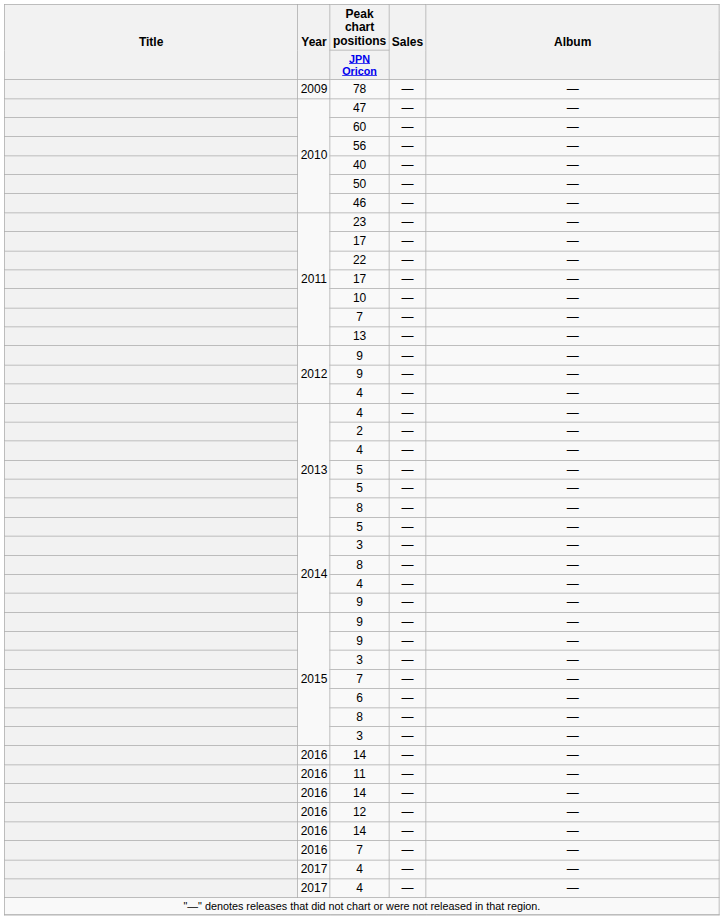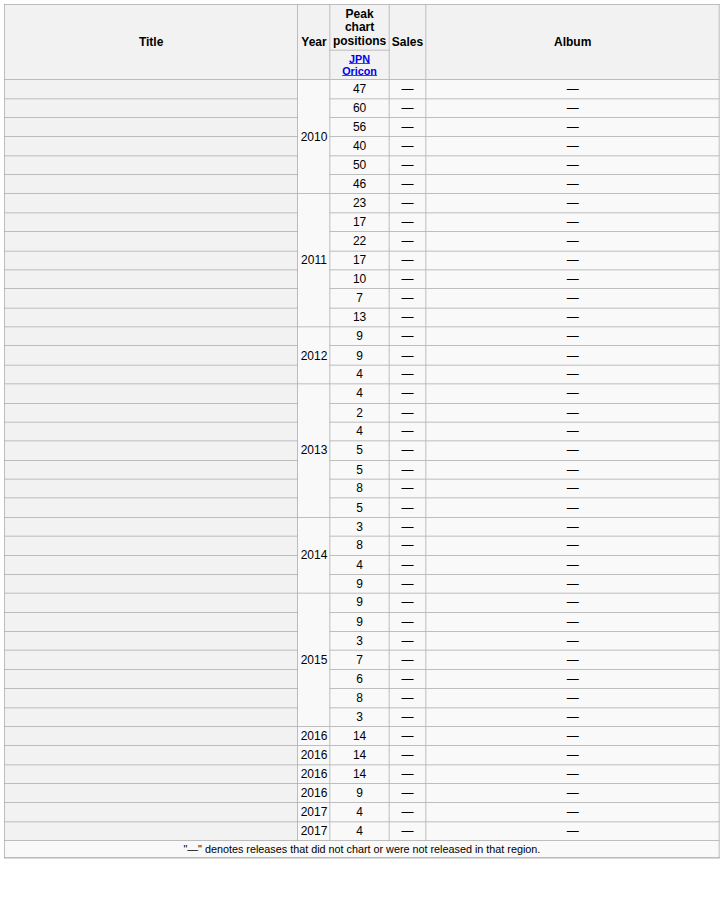- row: (314, 89)
- row: (314, 774)
- row: (314, 812)
- row: (314, 850)
+ row: (314, 793)
